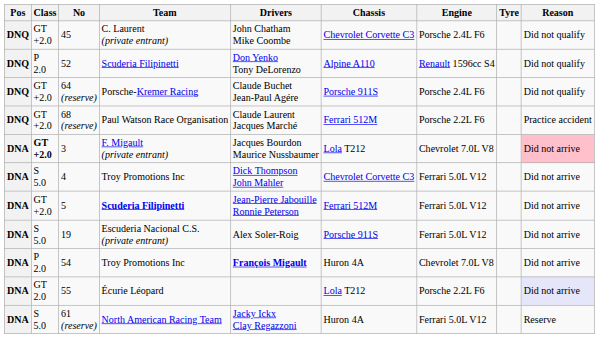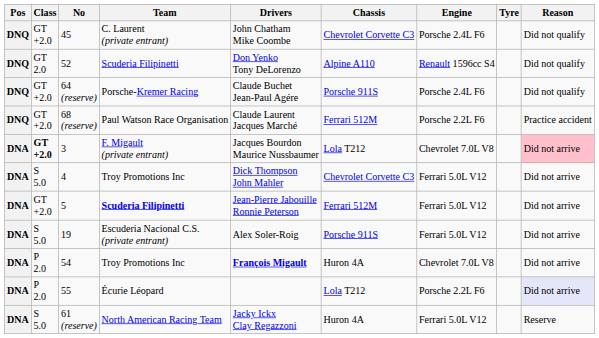(40, 63) P 2.0 -> (40, 63) GT 2.0
(40, 291) GT 2.0 -> (40, 291) P 2.0
